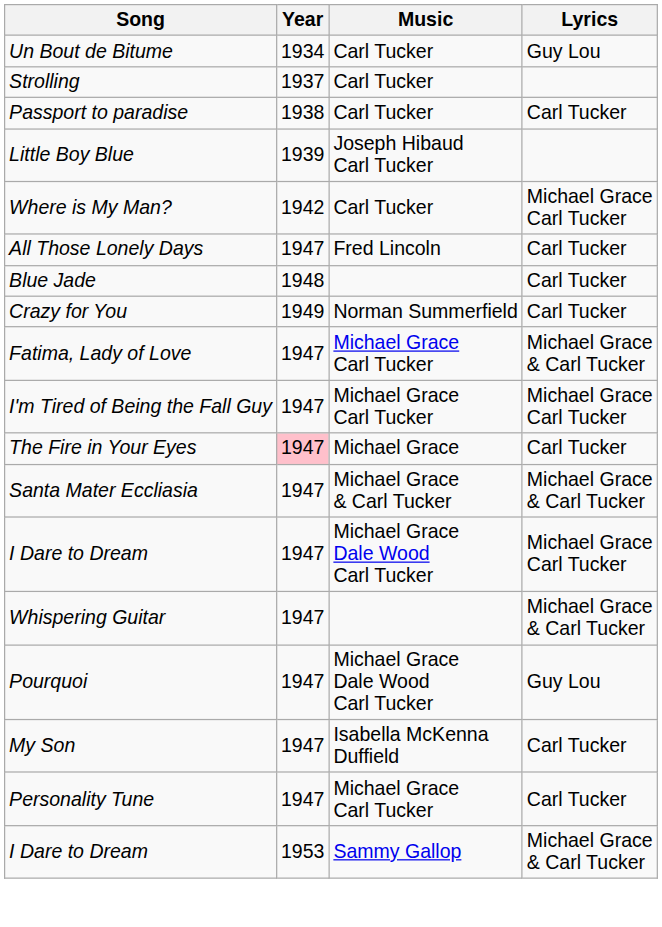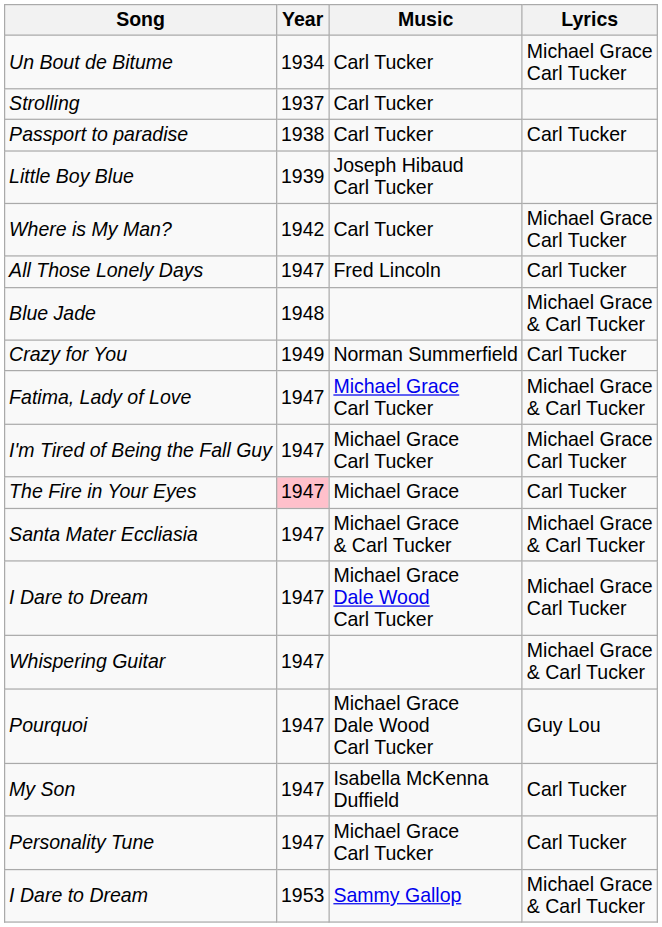(564, 50) Guy Lou -> (590, 61) Michael Grace Carl Tucker
(577, 280) Carl Tucker -> (590, 313) Michael Grace & Carl Tucker
